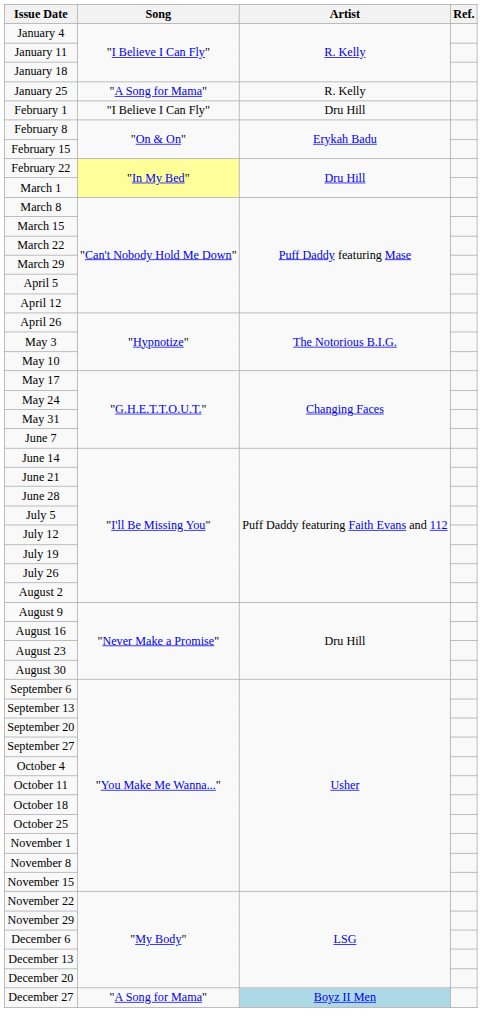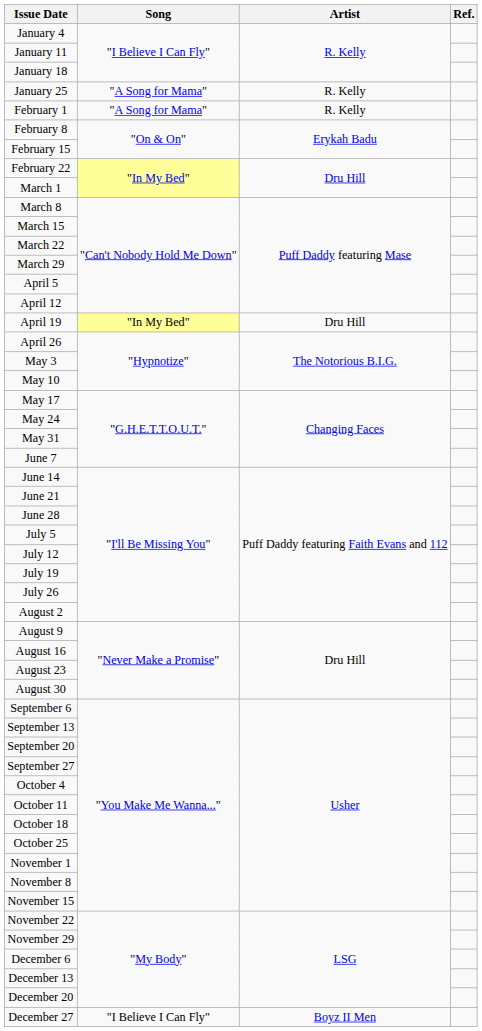(158, 110) "I Believe I Can Fly" -> (158, 110) "A Song for Mama"
(345, 110) Dru Hill -> (345, 110) R. Kelly
+ row: (41, 322)
(158, 997) "A Song for Mama" -> (158, 1016) "I Believe I Can Fly"
(345, 997) lightblue background -> (345, 1016) no background
